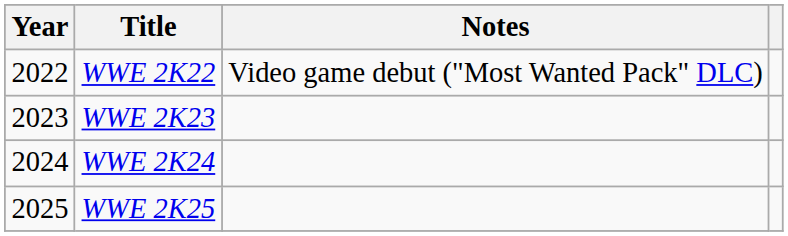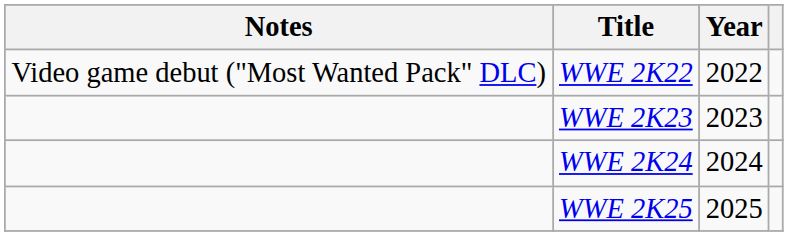columns swapped: (40, 27) <-> (496, 27)
